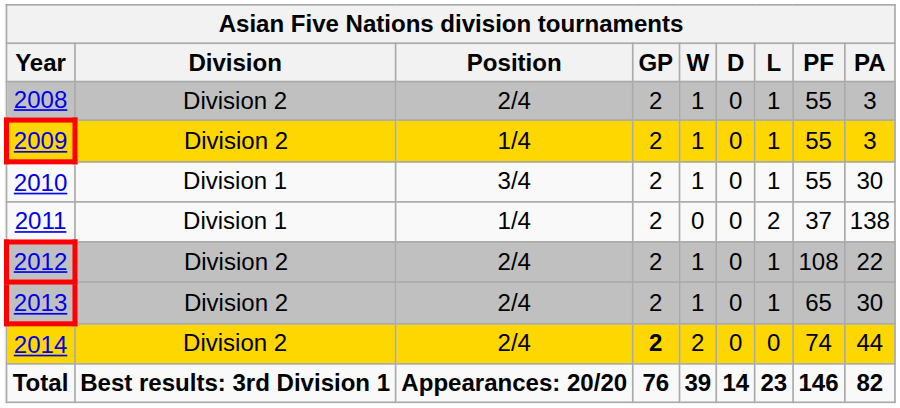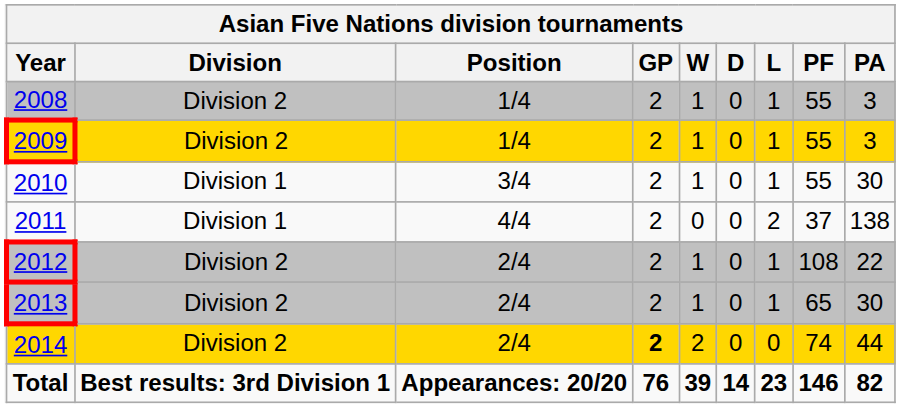(514, 101) 2/4 -> (514, 101) 1/4
(514, 222) 1/4 -> (514, 222) 4/4
